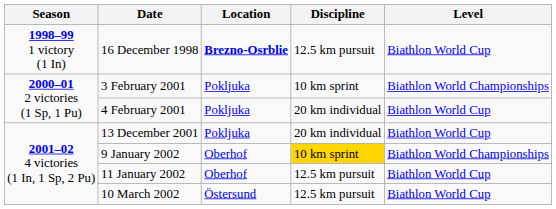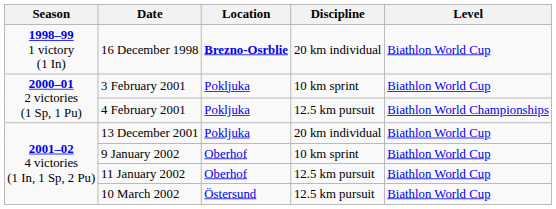(334, 49) 12.5 km pursuit -> (338, 49) 20 km individual
(468, 86) Biathlon World Championships -> (439, 86) Biathlon World Cup
(338, 110) 20 km individual -> (334, 110) 12.5 km pursuit
(439, 110) Biathlon World Cup -> (468, 110) Biathlon World Championships
(326, 153) gold background -> (326, 153) no background
(468, 153) Biathlon World Championships -> (439, 153) Biathlon World Cup
